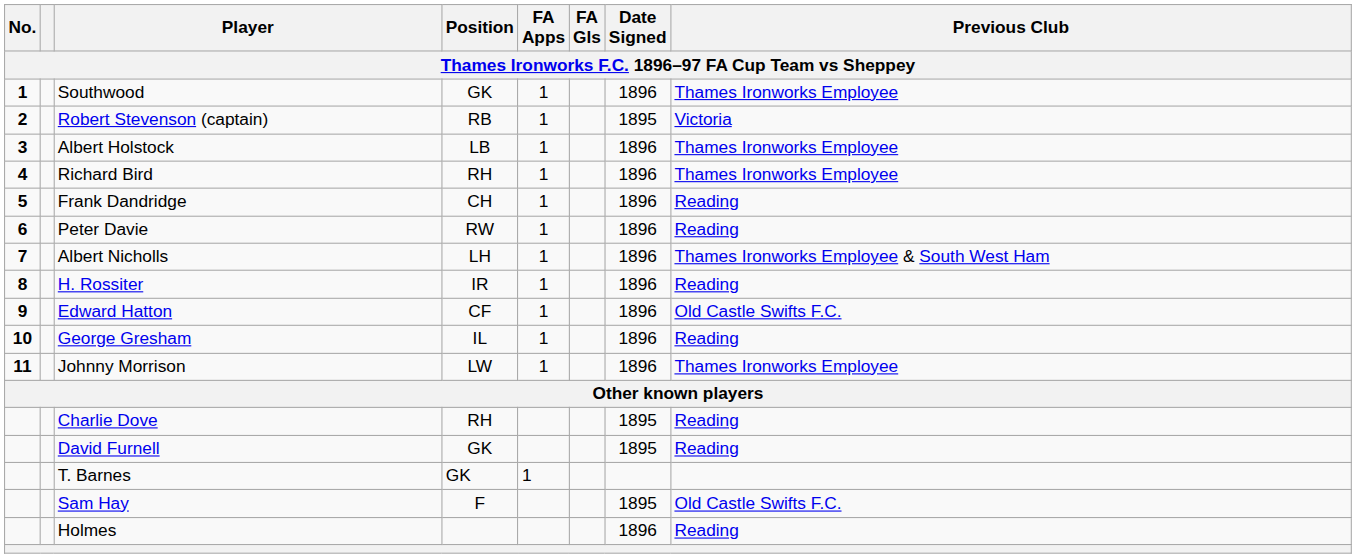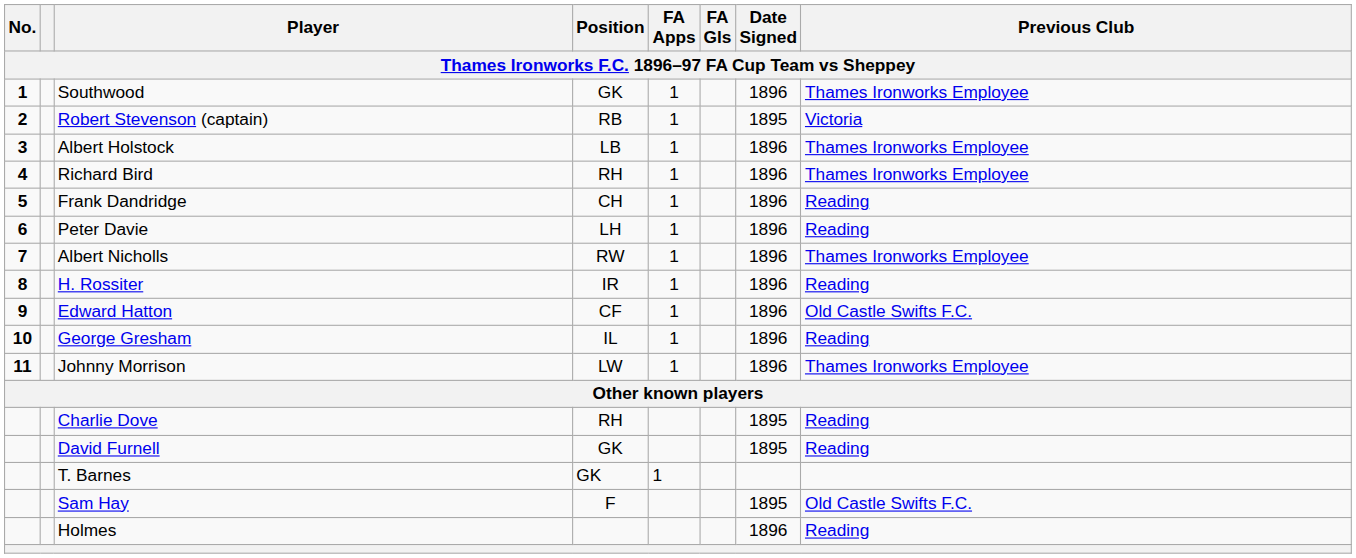(480, 229) RW -> (610, 229) LH
(480, 256) LH -> (610, 256) RW
(862, 256) Thames Ironworks Employee & South West Ham -> (917, 256) Thames Ironworks Employee
